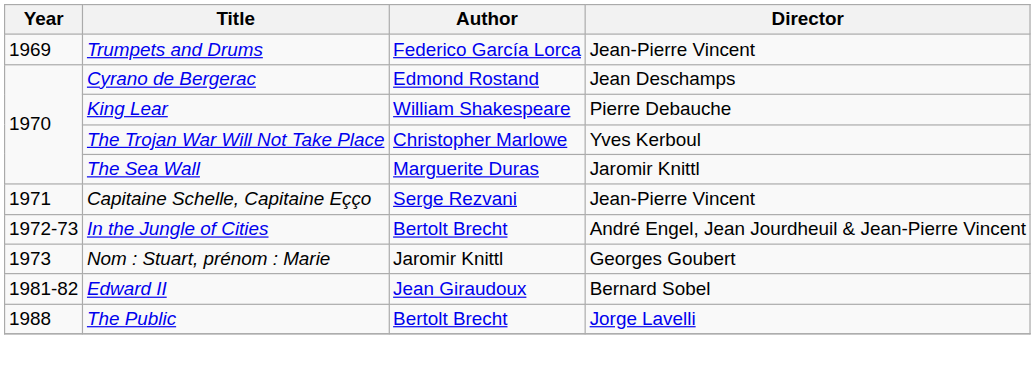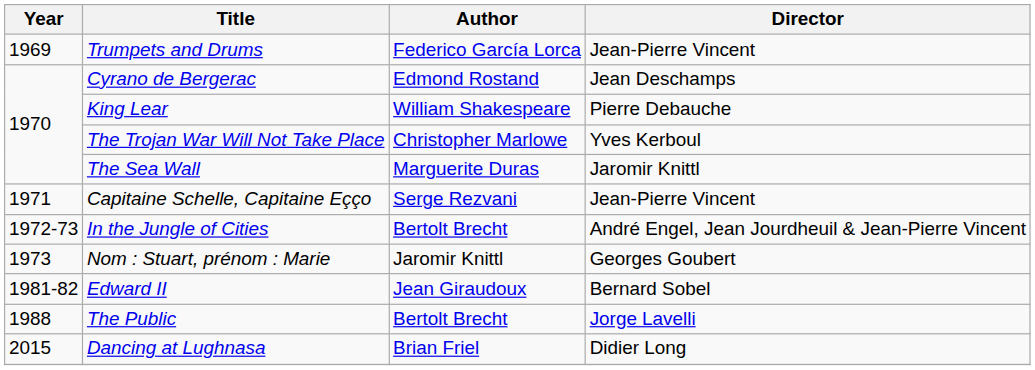+ row: (176, 348)
